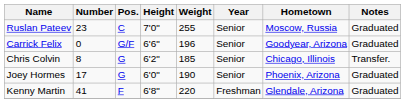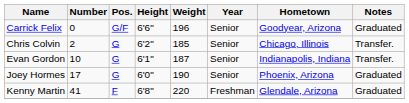- row: (39, 28)
(78, 59) 8 -> (72, 43) 2
+ row: (36, 59)
